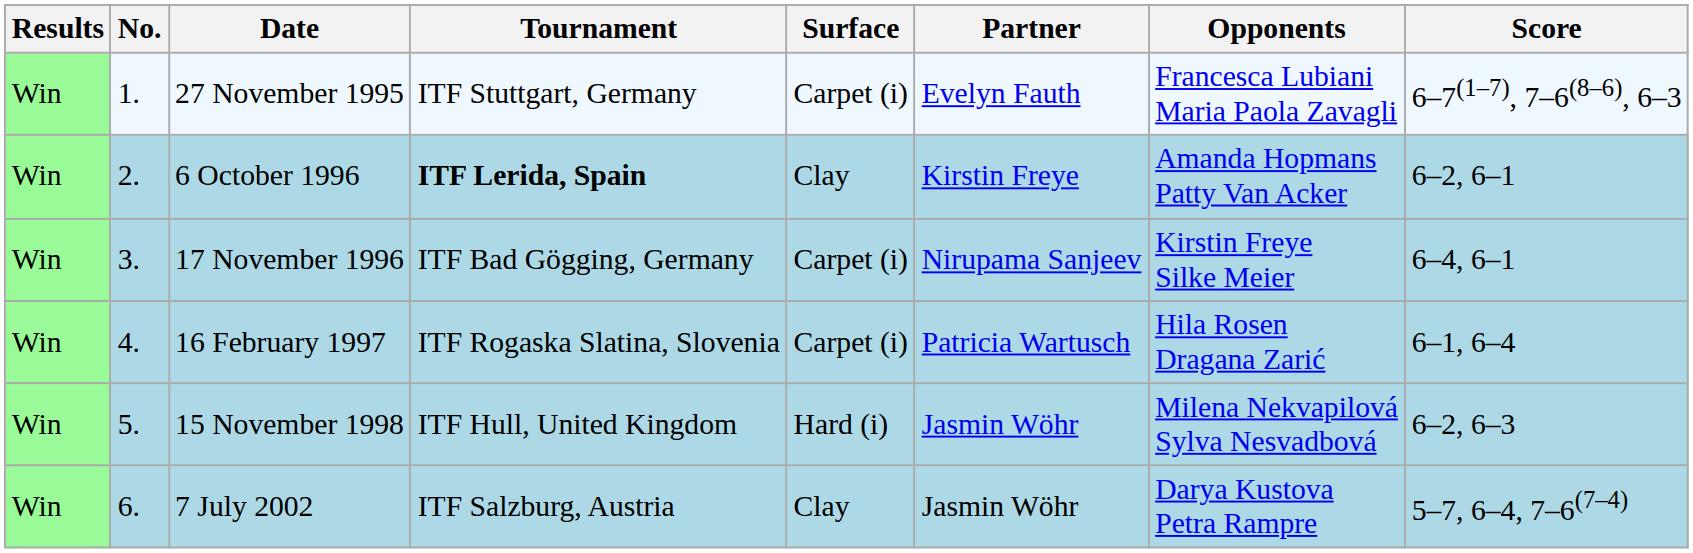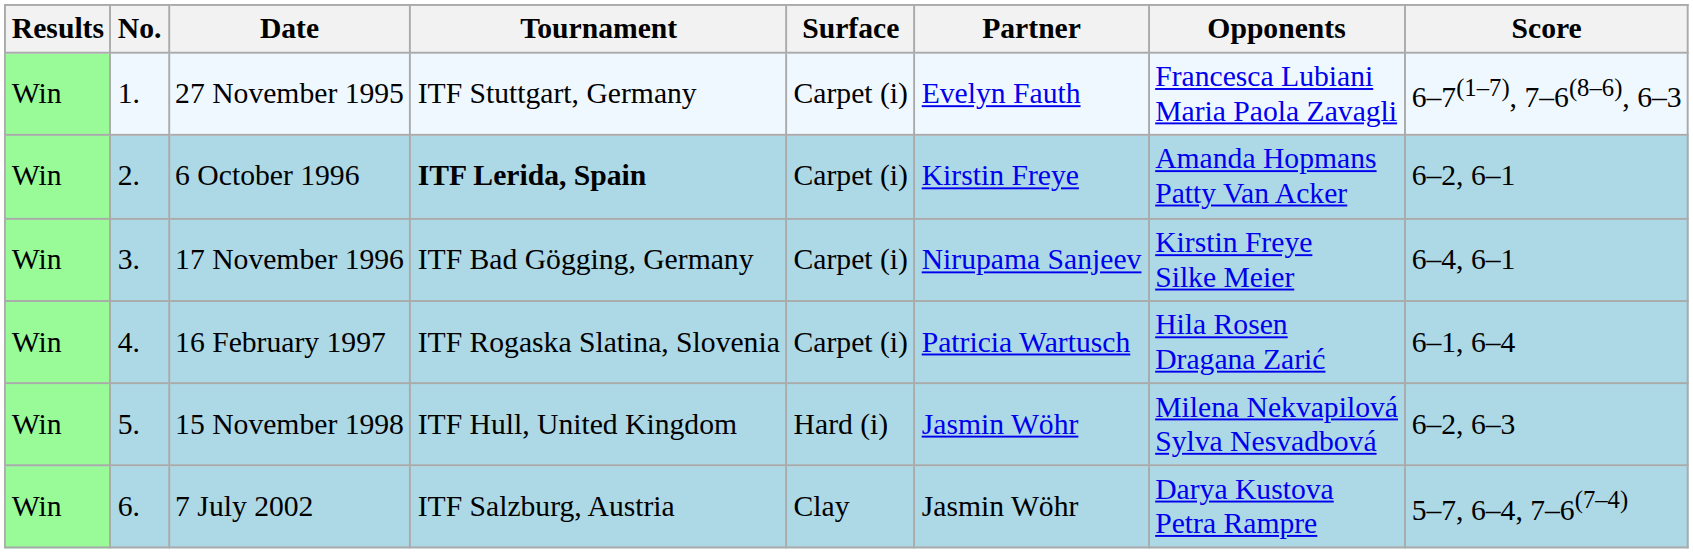(822, 175) Clay -> (851, 175) Carpet (i)
